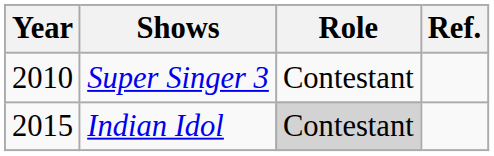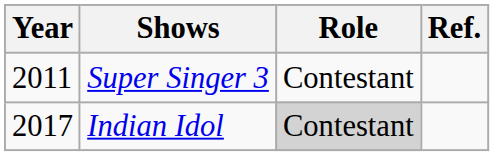(43, 77) 2010 -> (42, 77) 2011
(43, 125) 2015 -> (43, 125) 2017
